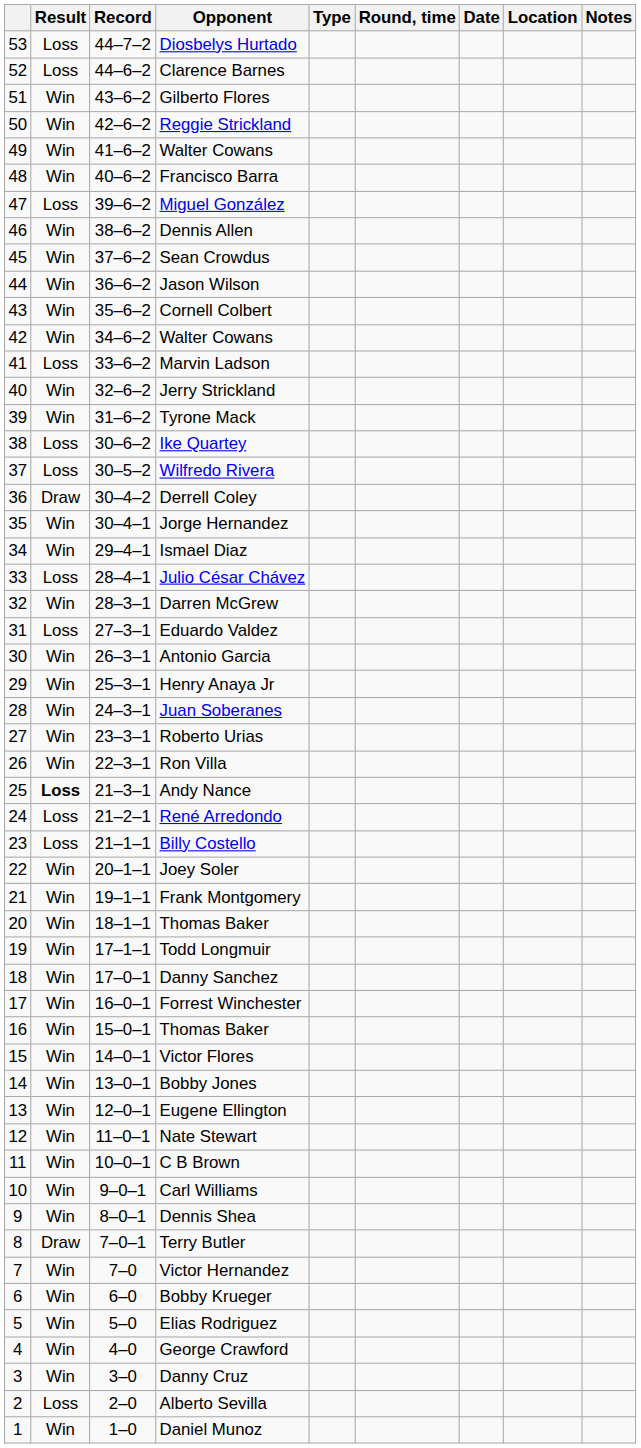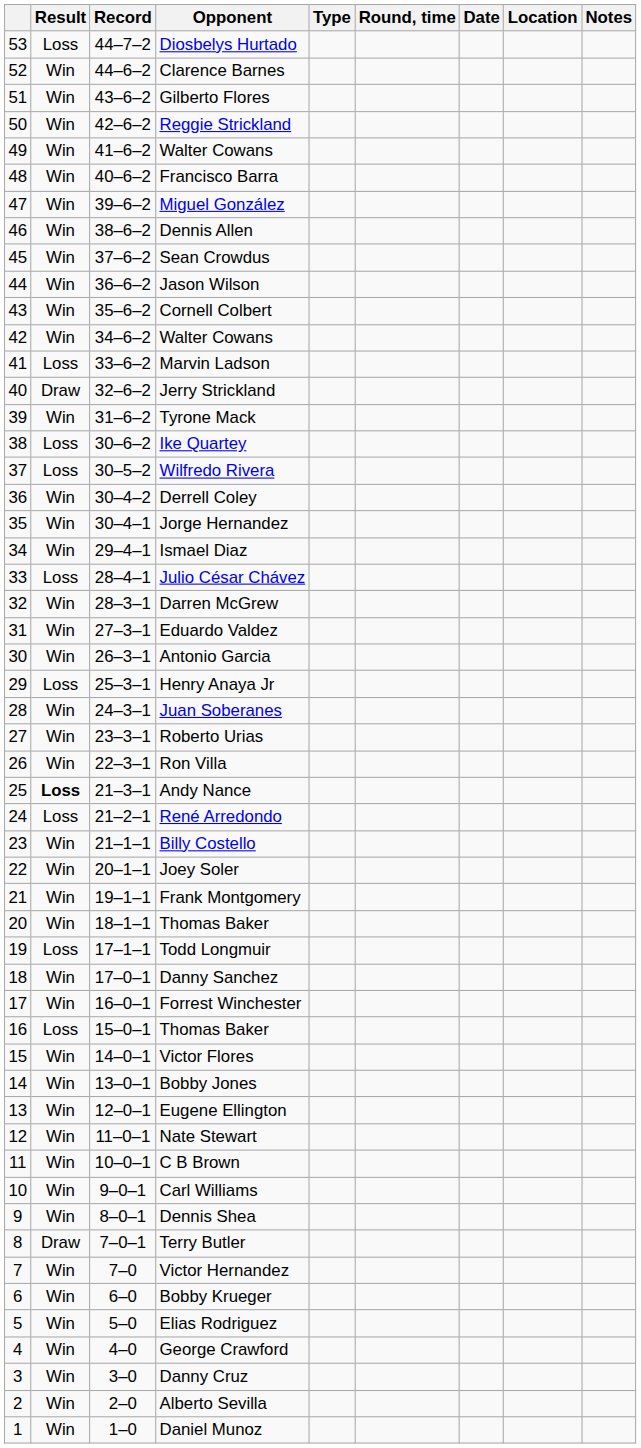(60, 71) Loss -> (61, 71) Win
(60, 204) Loss -> (61, 204) Win
(61, 390) Win -> (61, 390) Draw
(61, 497) Draw -> (61, 497) Win
(60, 630) Loss -> (61, 630) Win
(61, 683) Win -> (60, 683) Loss
(60, 843) Loss -> (61, 843) Win
(61, 950) Win -> (60, 950) Loss
(61, 1030) Win -> (60, 1030) Loss
(60, 1403) Loss -> (61, 1403) Win
